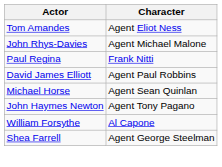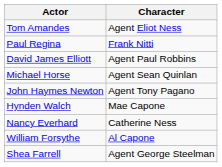- row: (47, 43)
+ row: (39, 106)
+ row: (42, 122)
